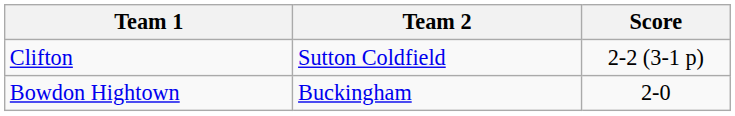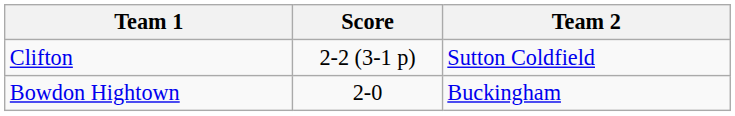columns swapped: (437, 22) <-> (656, 22)
